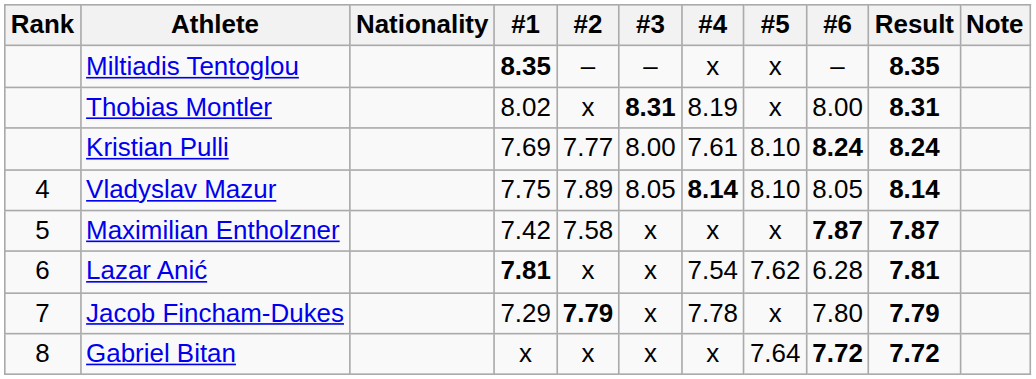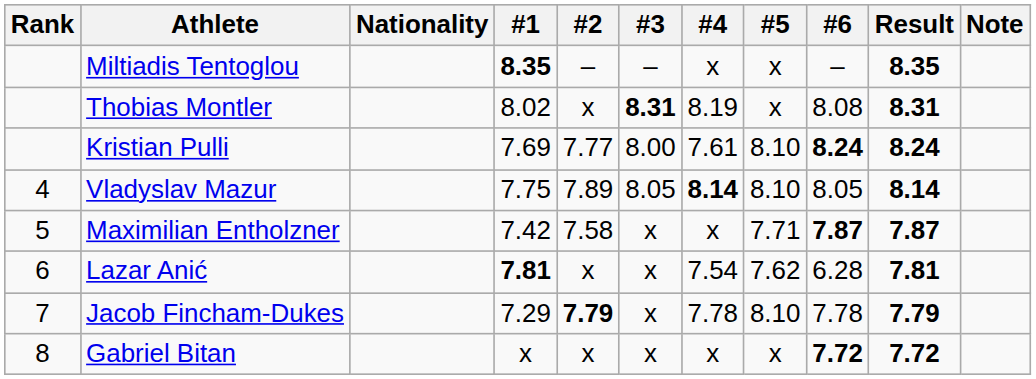(838, 107) 8.00 -> (838, 107) 8.08
(775, 230) x -> (775, 230) 7.71
(775, 312) x -> (775, 312) 8.10
(838, 312) 7.80 -> (838, 312) 7.78
(775, 353) 7.64 -> (775, 353) x
